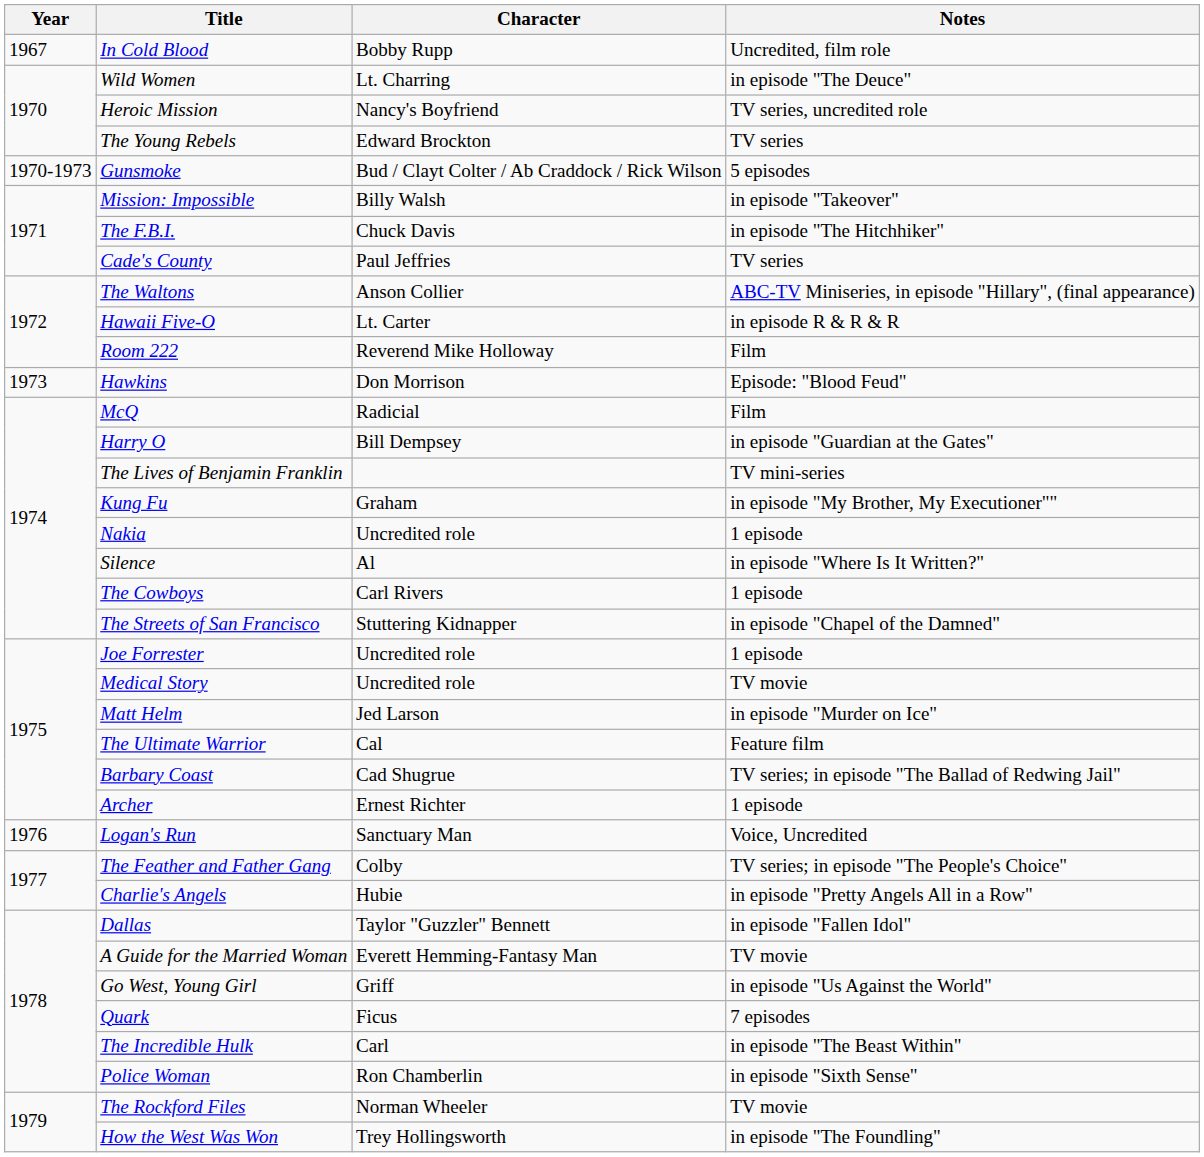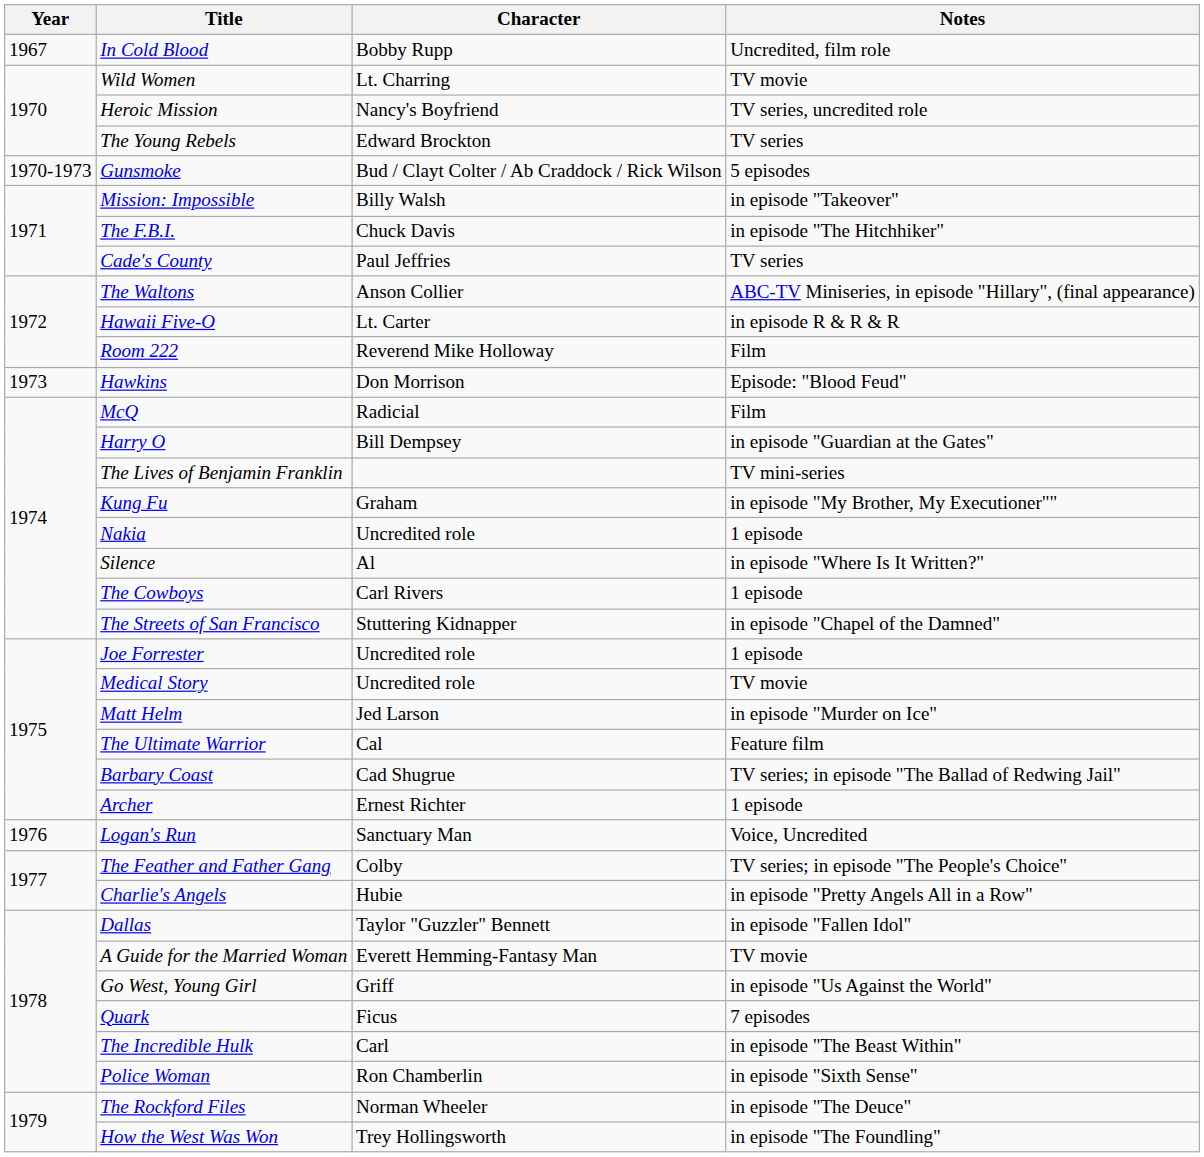(821, 79) in episode "The Deuce" -> (769, 79) TV movie
(769, 1106) TV movie -> (821, 1106) in episode "The Deuce"
